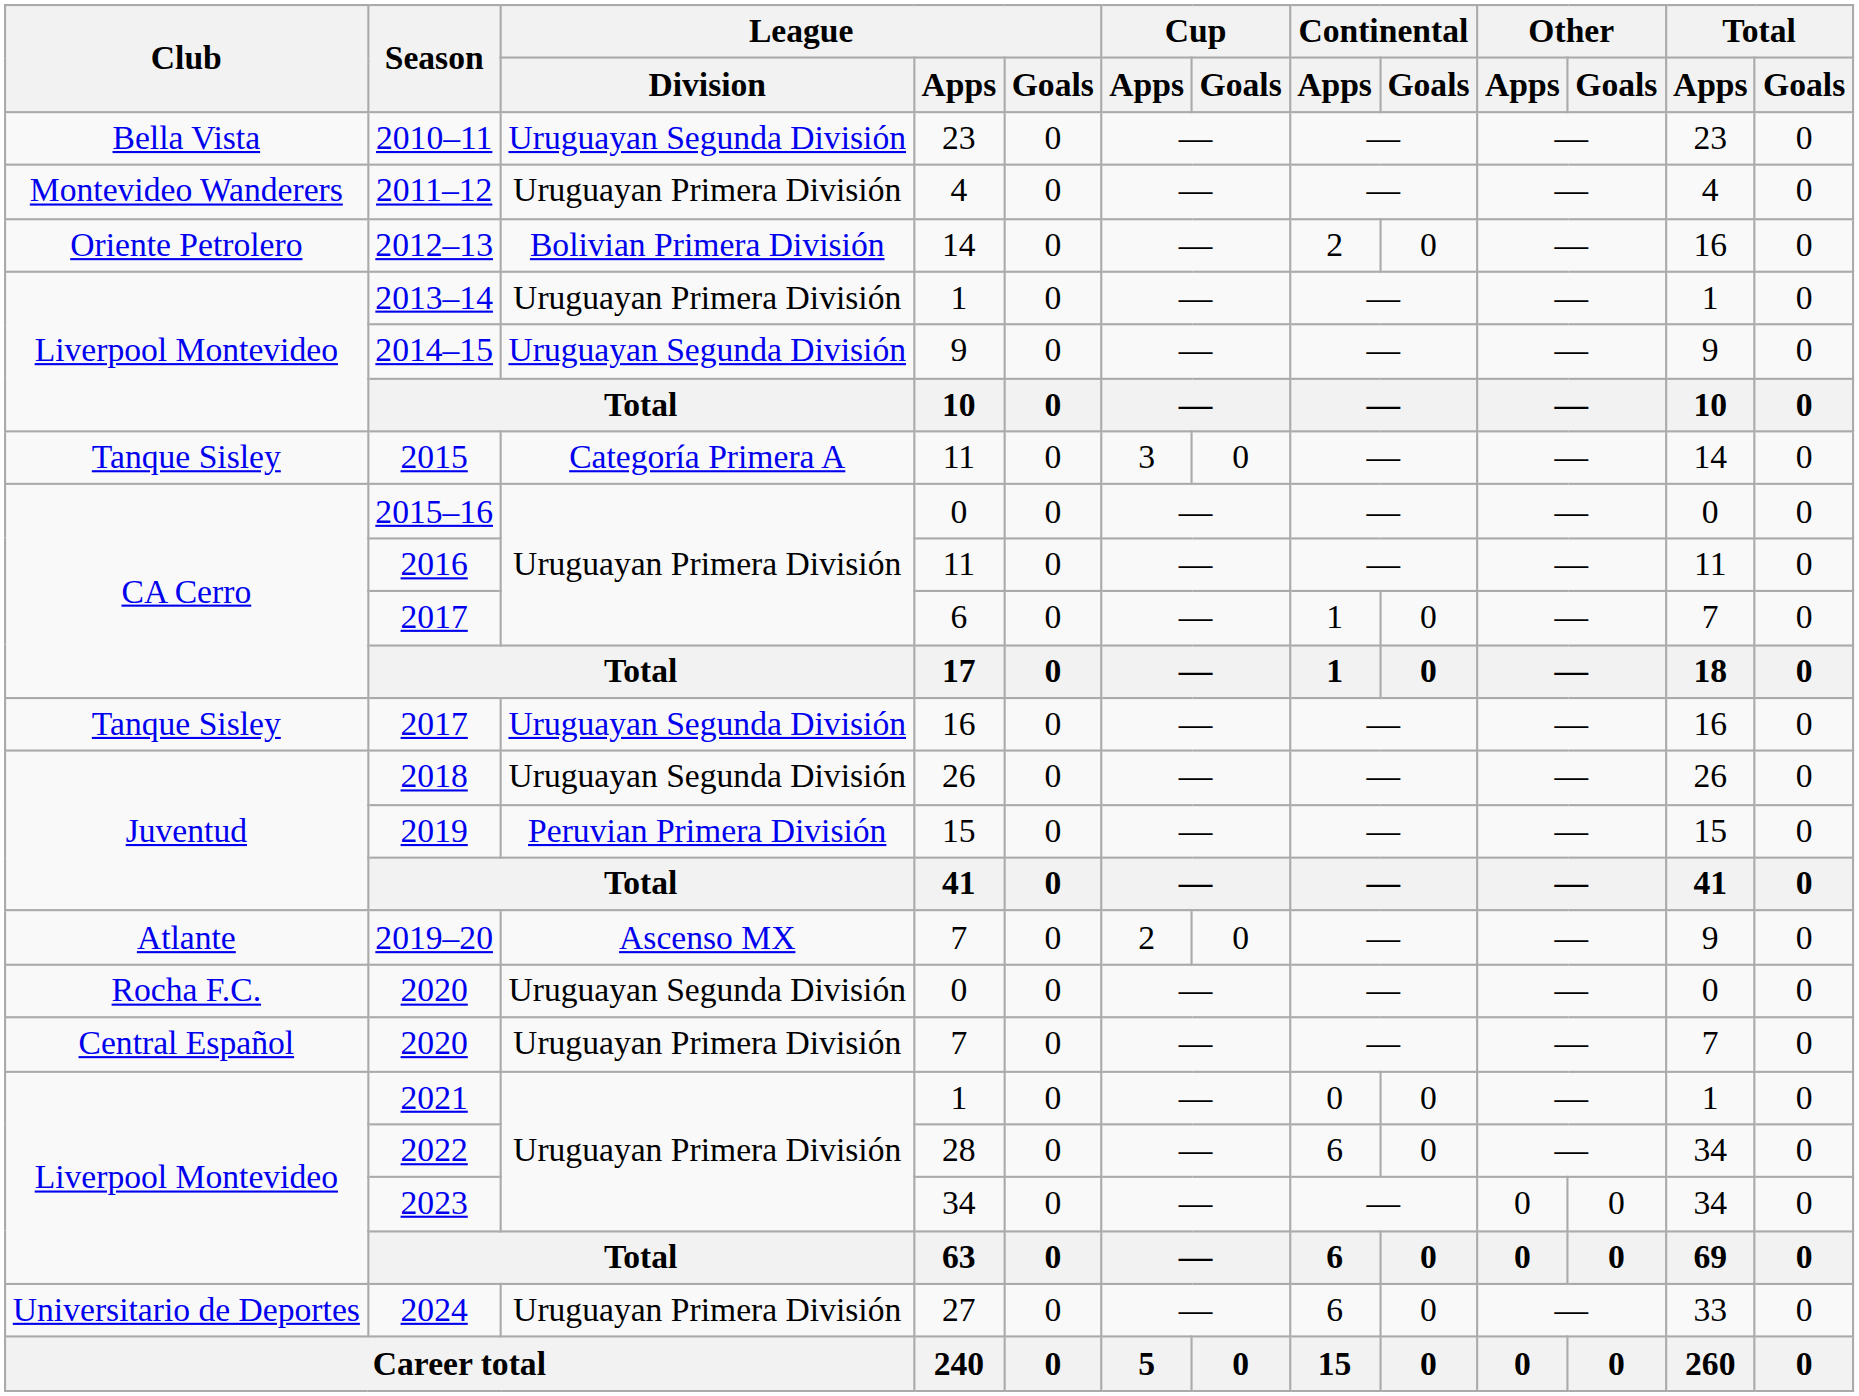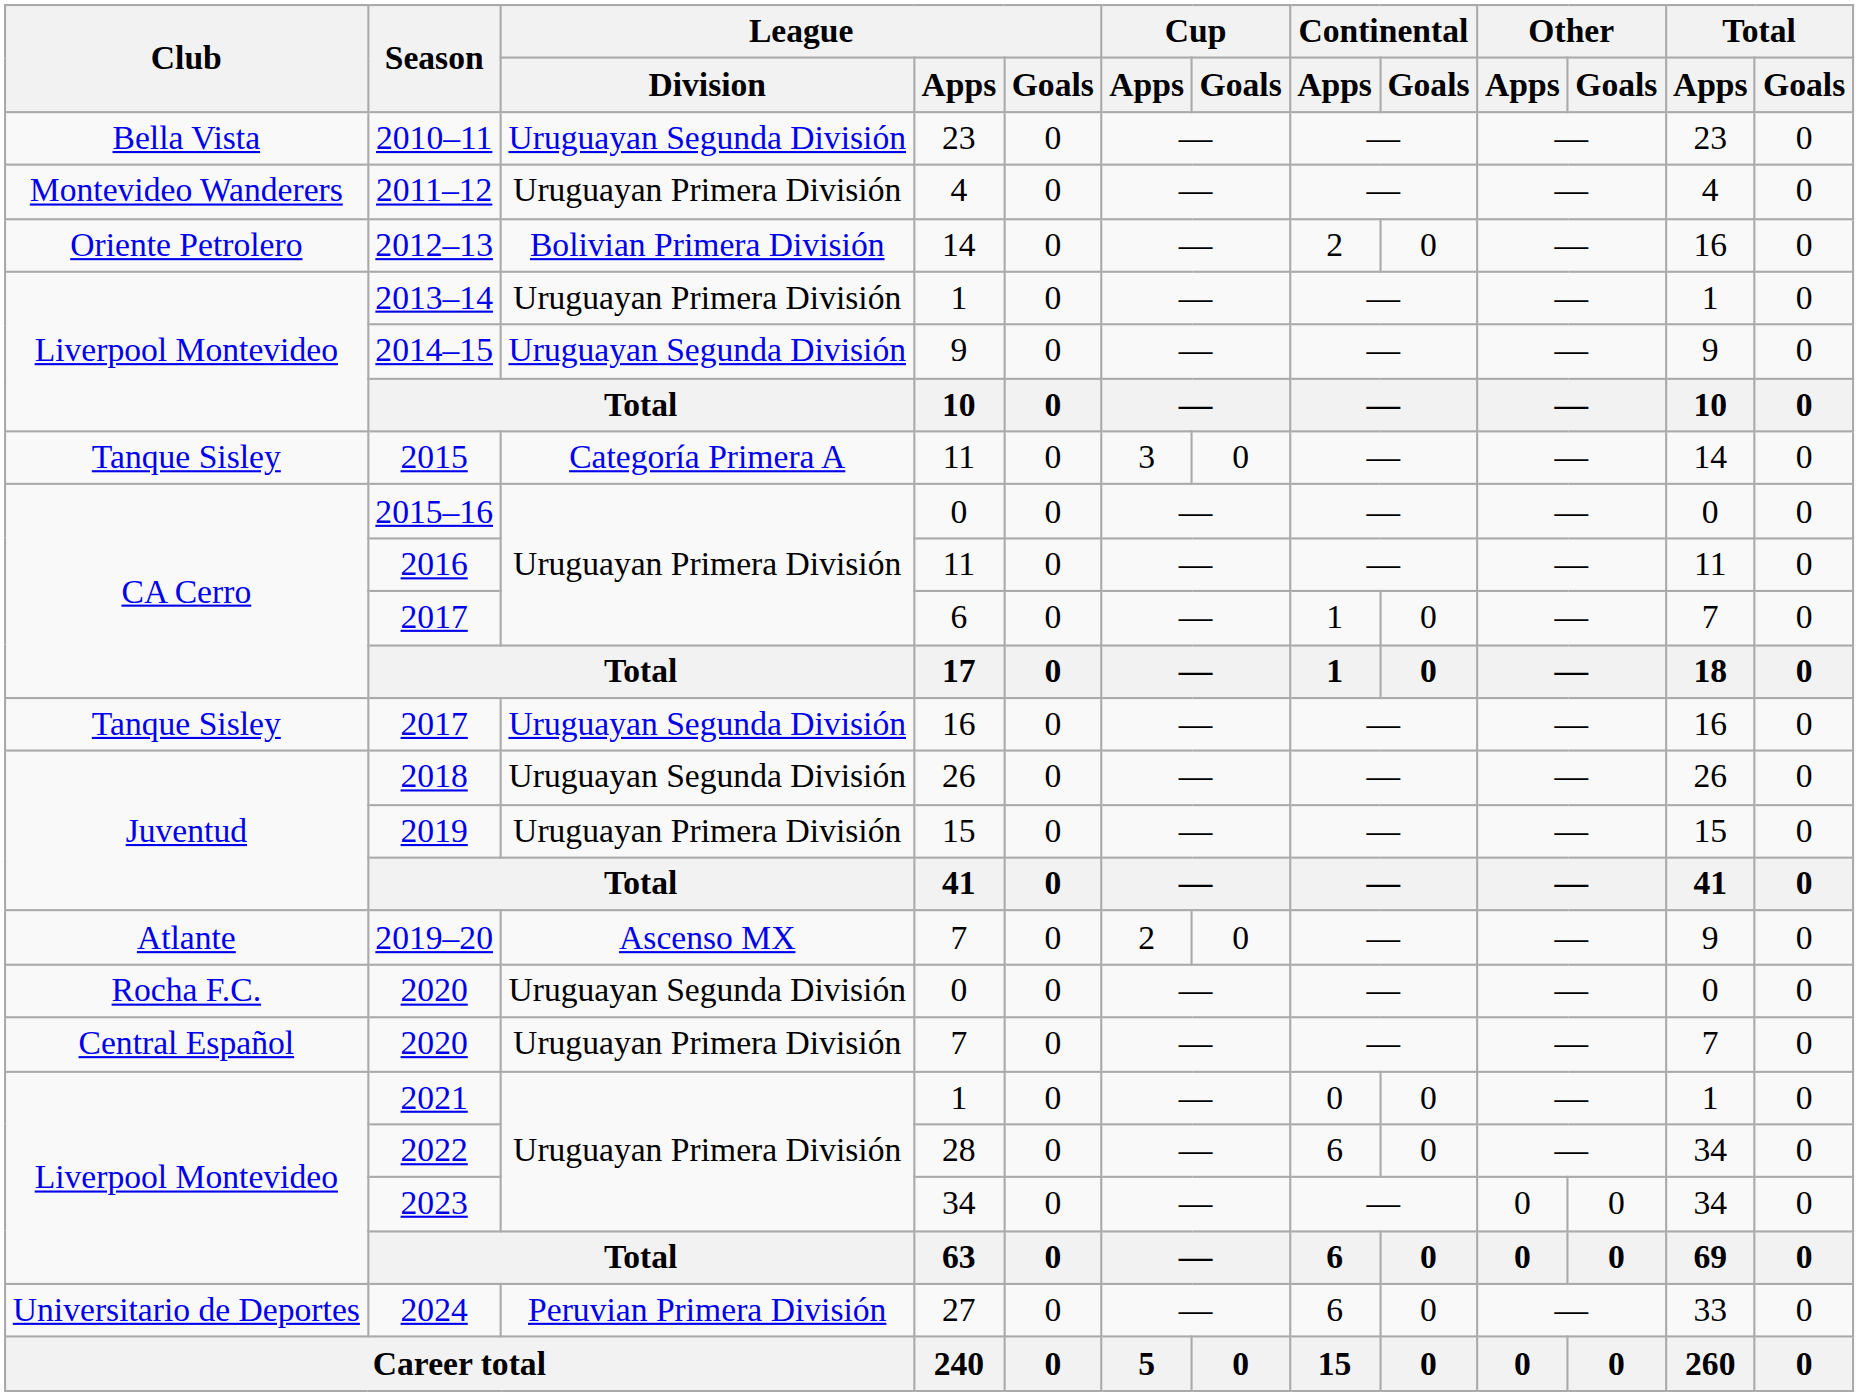(707, 830) Peruvian Primera División -> (707, 830) Uruguayan Primera División
(707, 1310) Uruguayan Primera División -> (707, 1310) Peruvian Primera División
